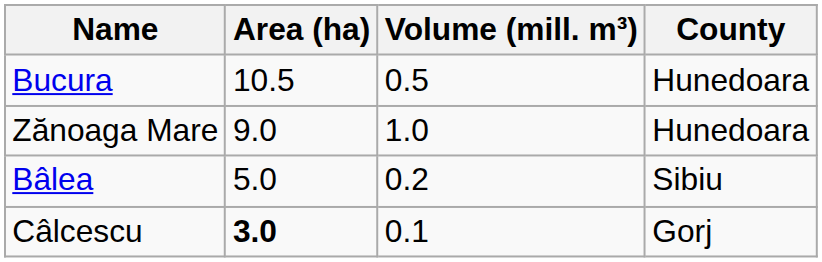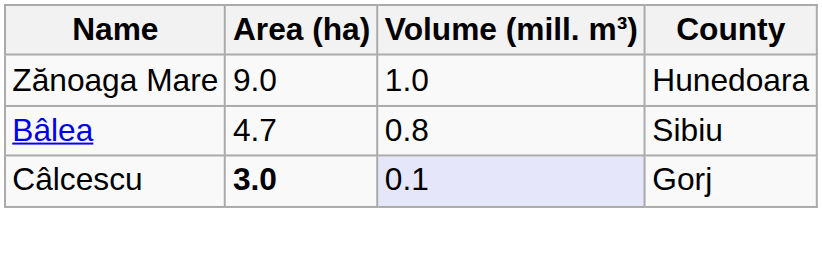- row: (62, 79)
(255, 180) 5.0 -> (255, 130) 4.7
(407, 180) 0.2 -> (407, 130) 0.8
(407, 230) no background -> (407, 180) lavender background
